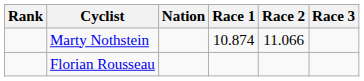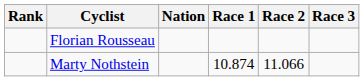rows swapped: (99, 40) <-> (102, 64)
